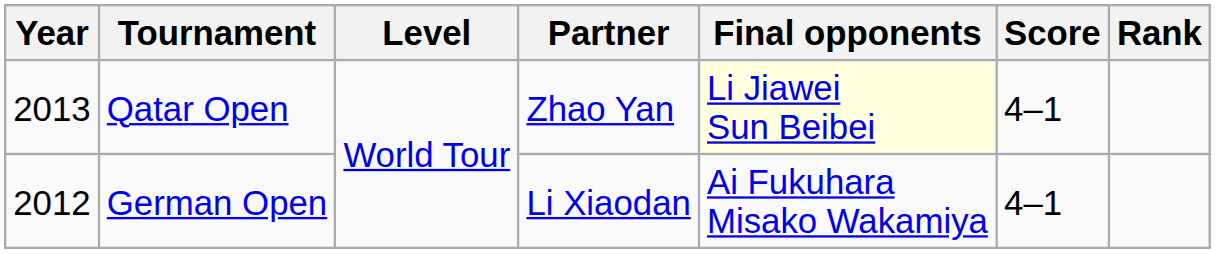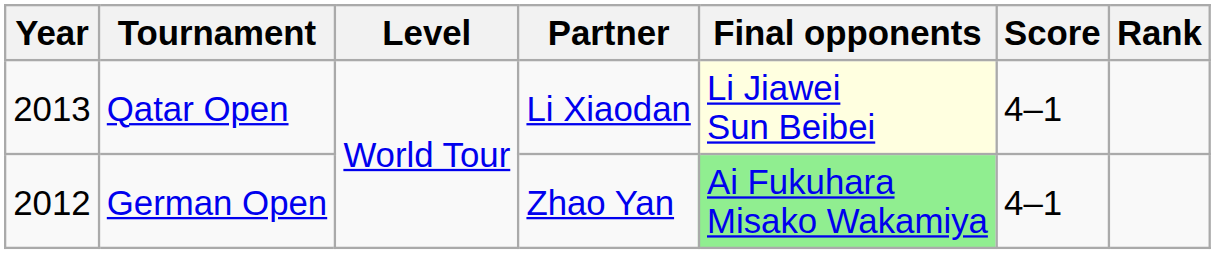(600, 107) Zhao Yan -> (609, 107) Li Xiaodan
(609, 201) Li Xiaodan -> (600, 201) Zhao Yan
(847, 201) no background -> (847, 201) lightgreen background
